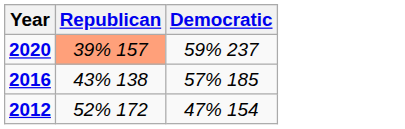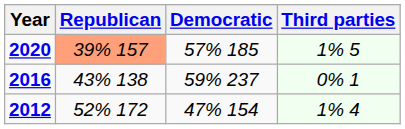+ column: (338, 20)
(221, 50) 59% 237 -> (221, 50) 57% 185
(221, 79) 57% 185 -> (221, 79) 59% 237
